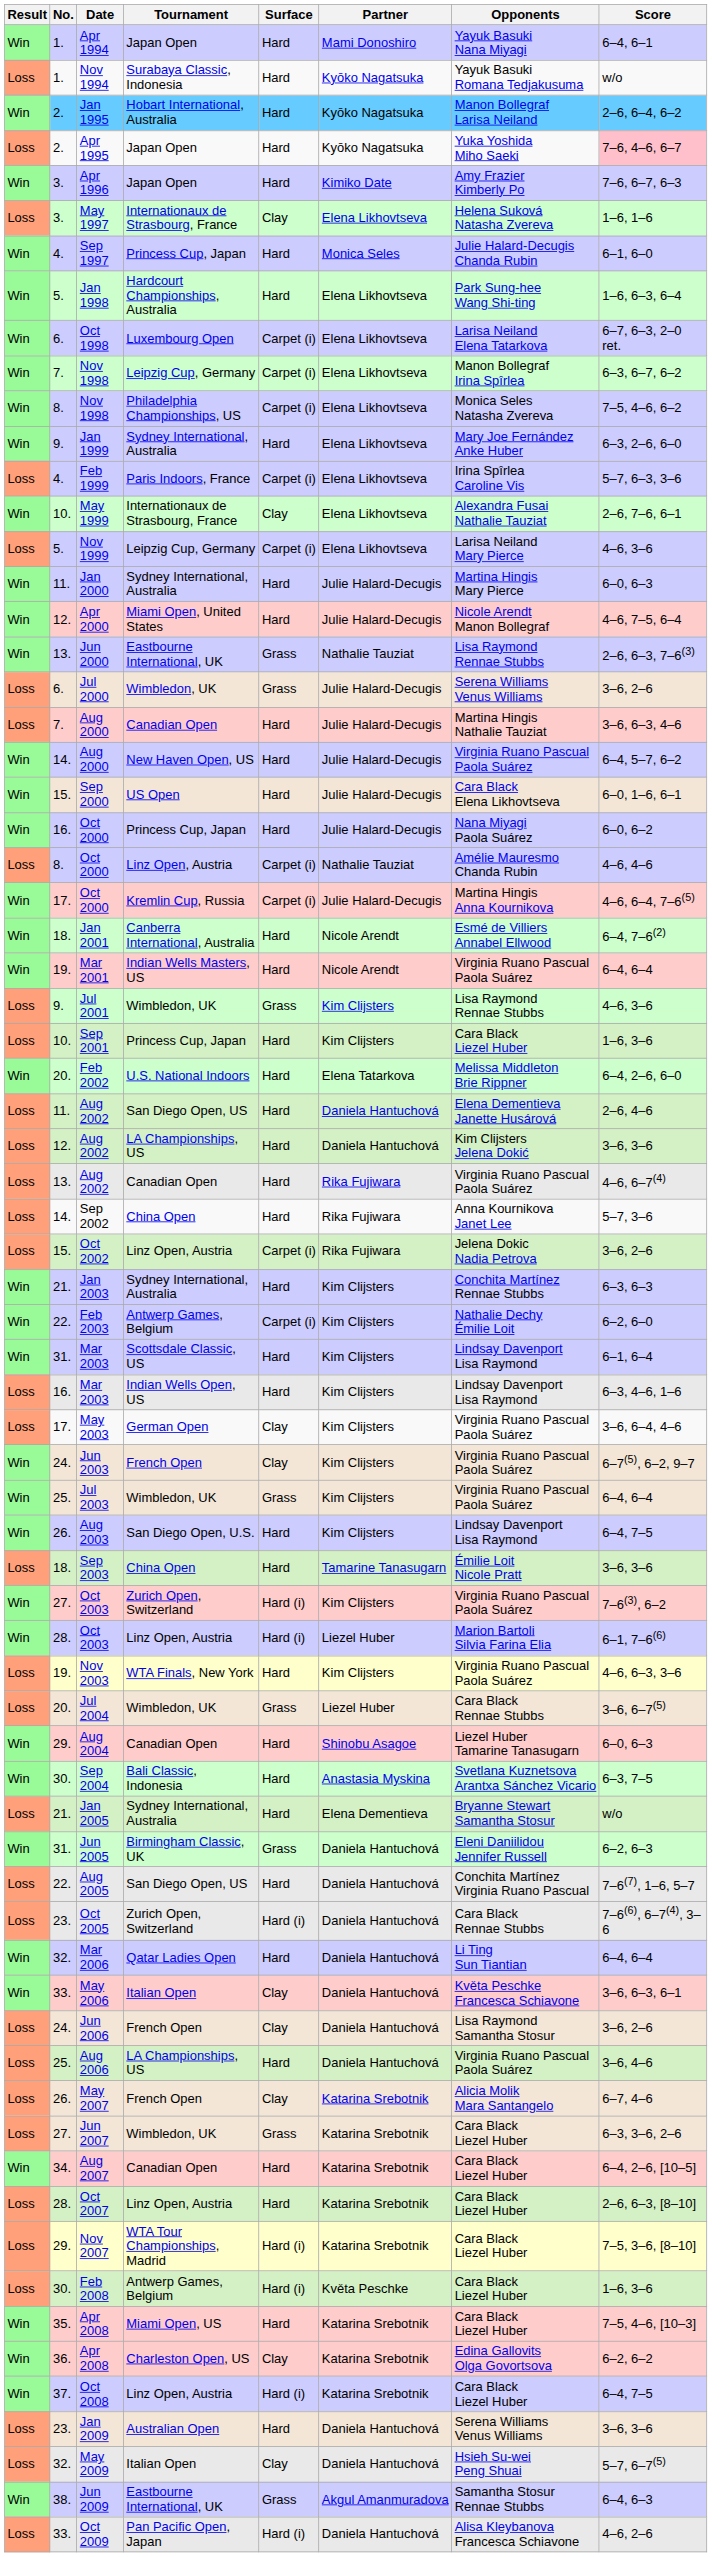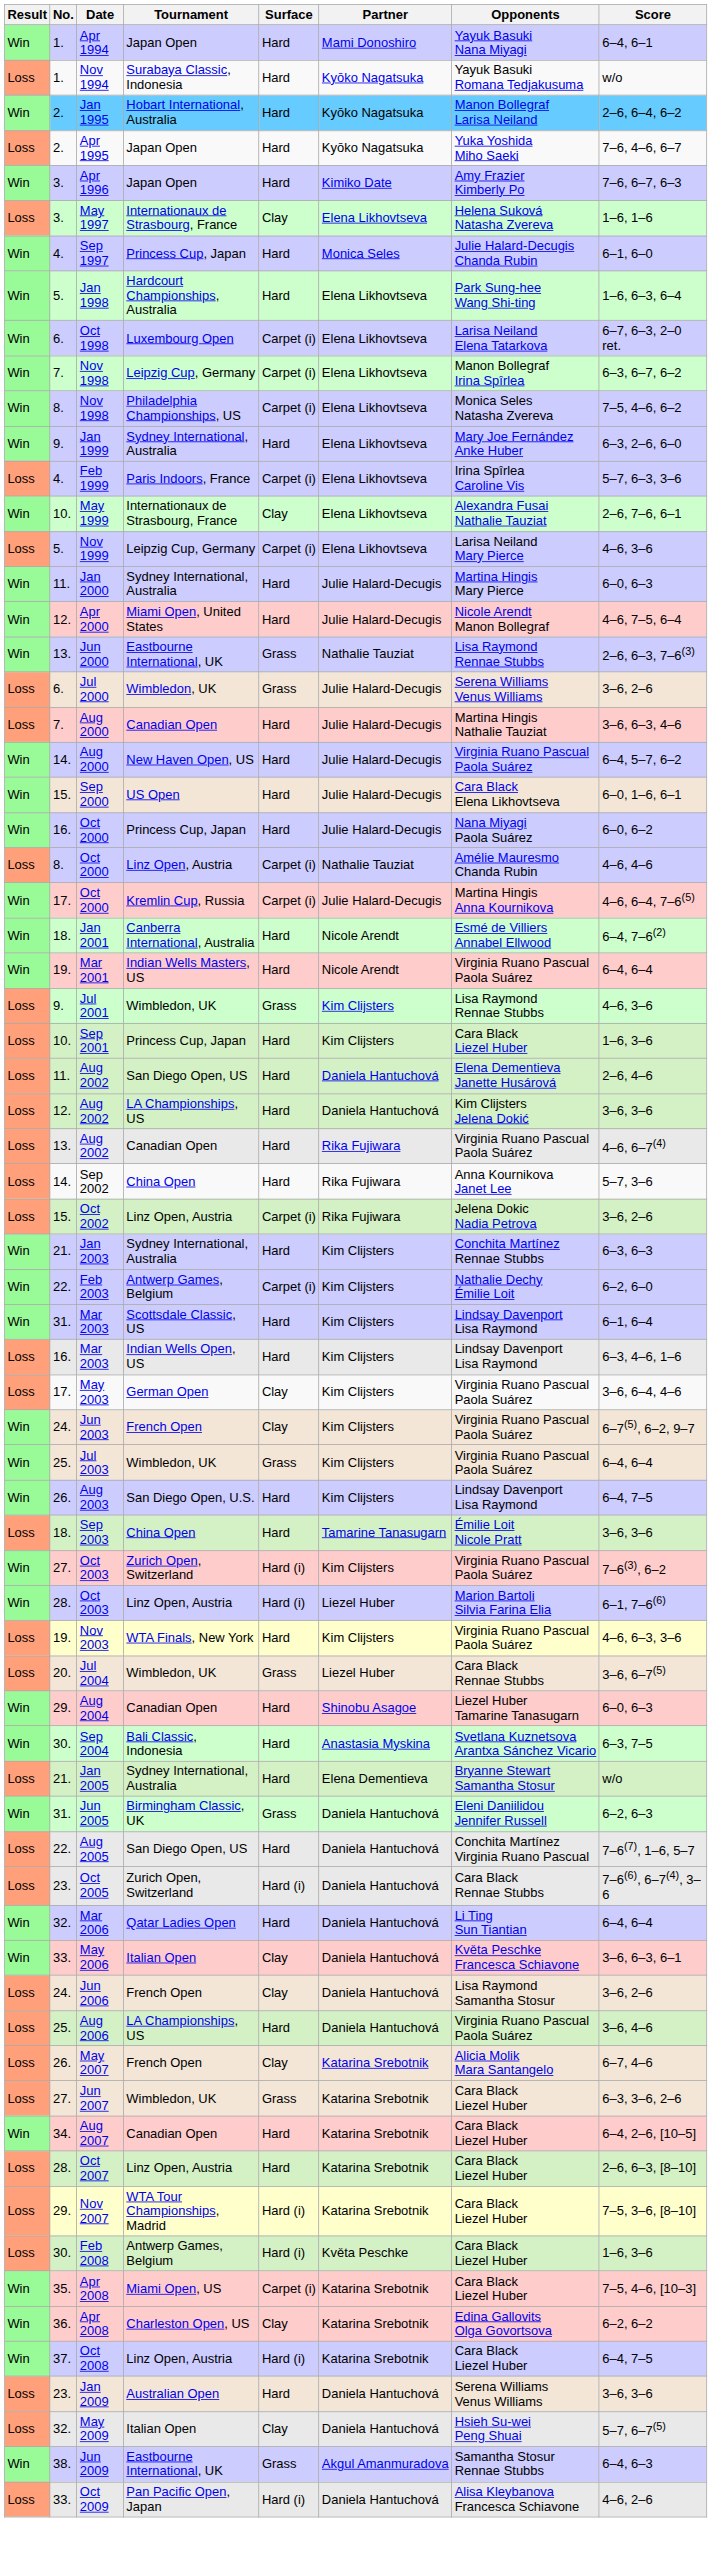(642, 148) pink background -> (642, 148) no background
- row: (94, 1076)
(276, 2323) Hard -> (289, 2288) Carpet (i)
